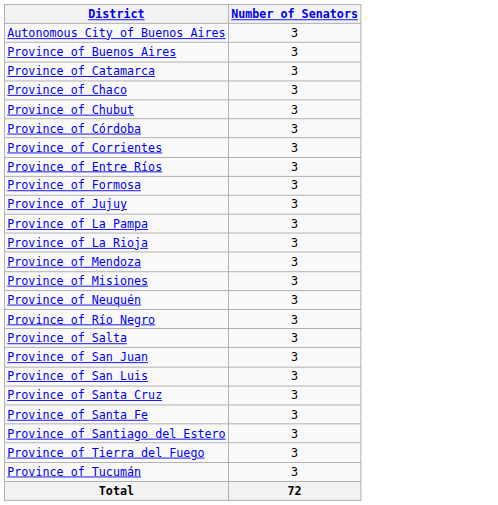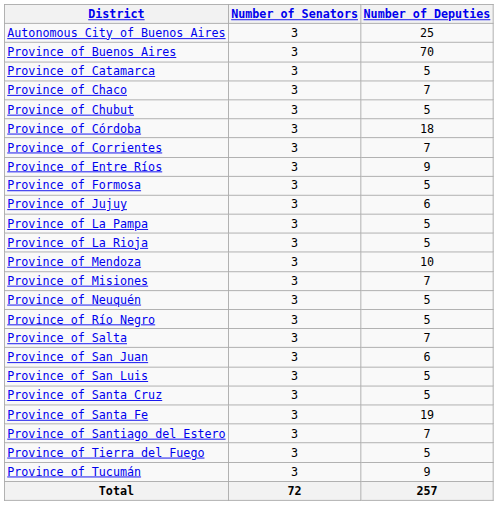+ column: (427, 14)
